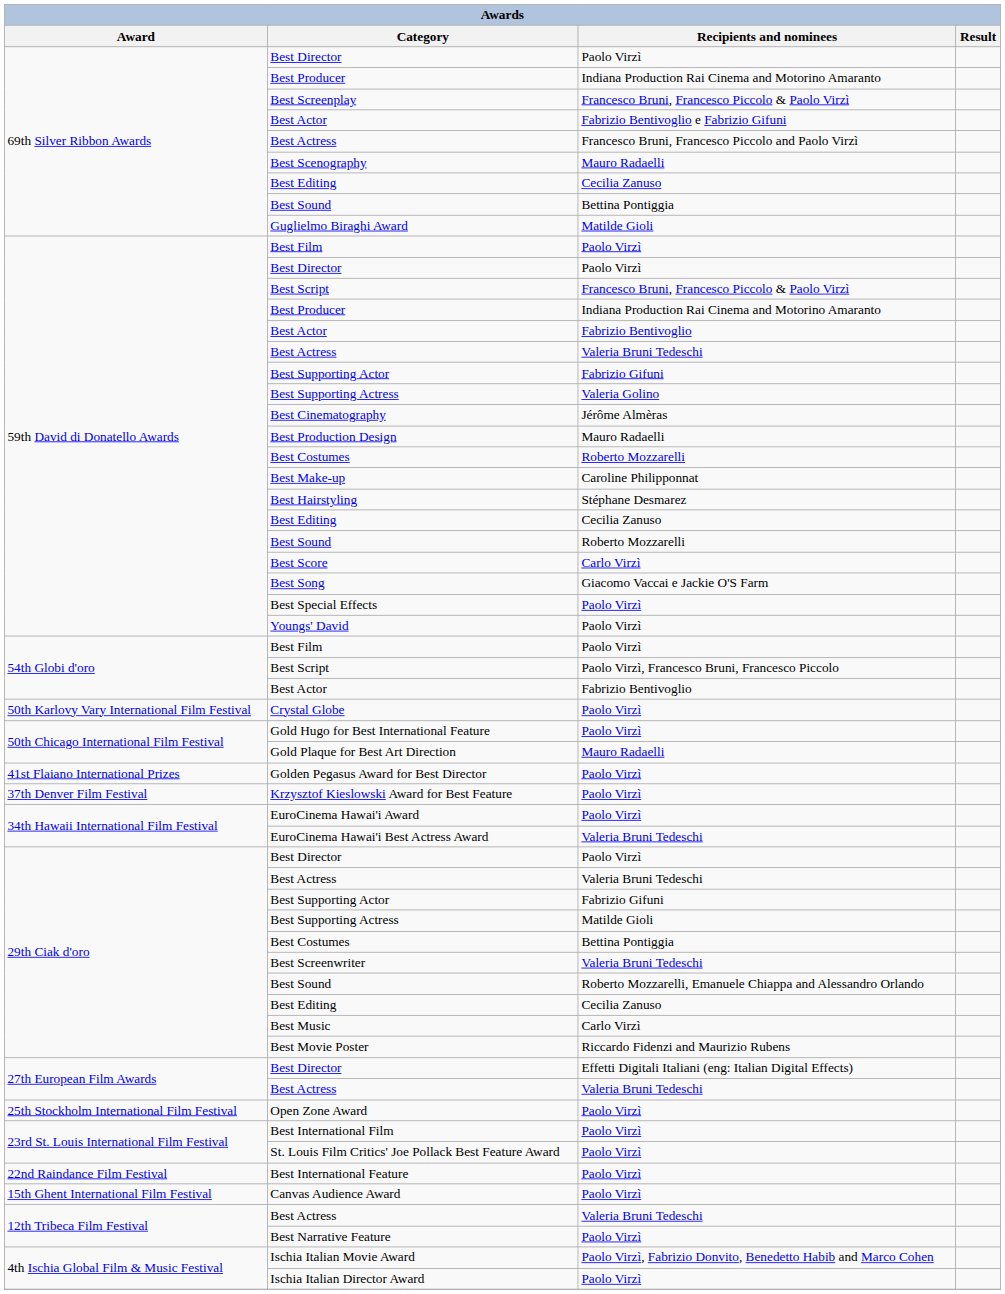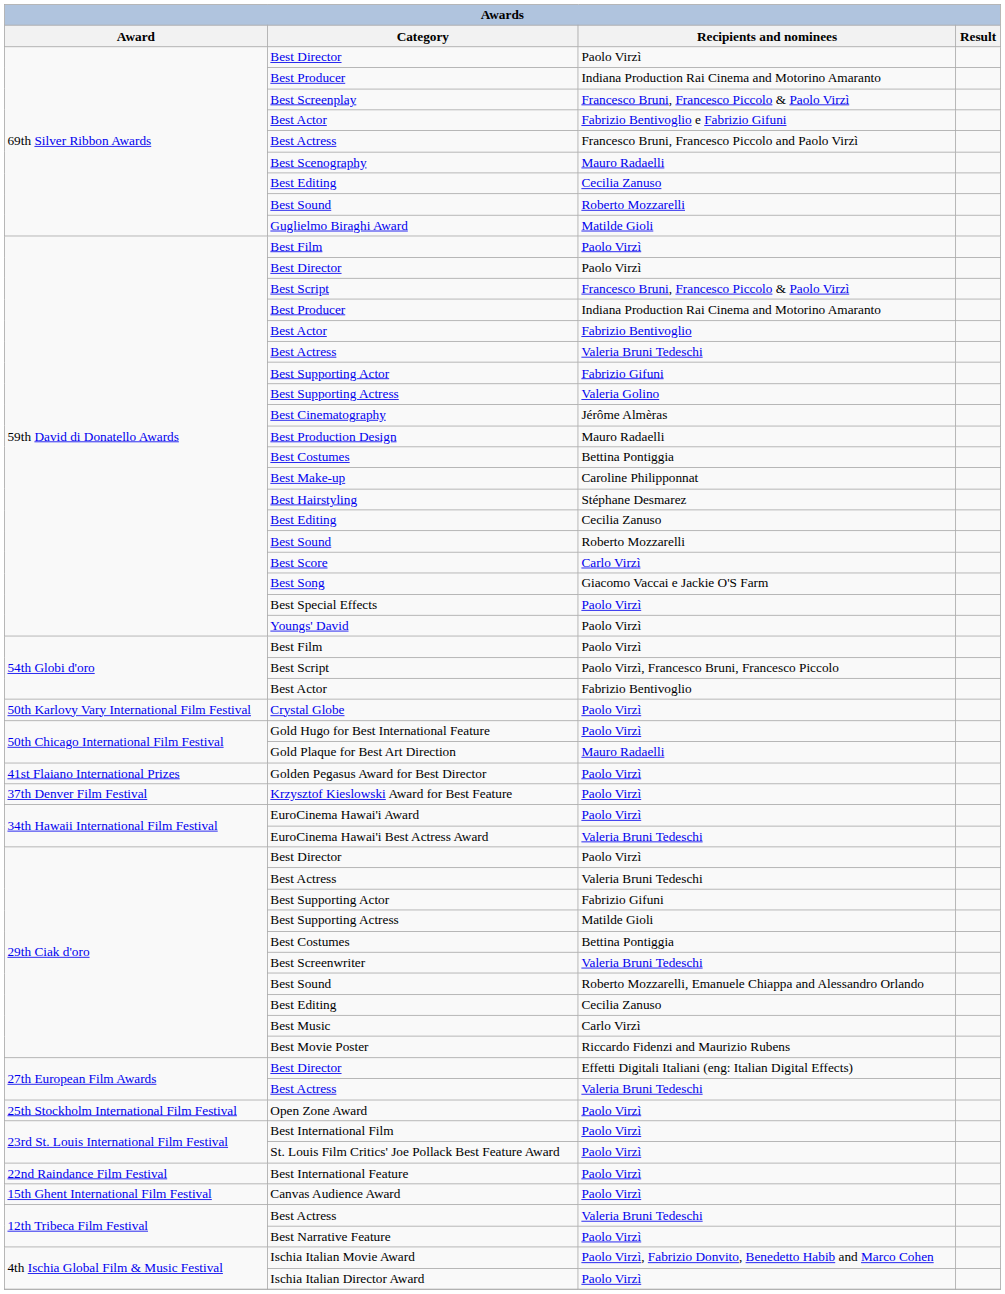(628, 204) Bettina Pontiggia -> (633, 204) Roberto Mozzarelli
(633, 457) Roberto Mozzarelli -> (628, 457) Bettina Pontiggia
